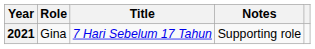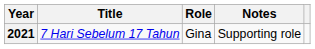columns swapped: (142, 14) <-> (54, 14)
